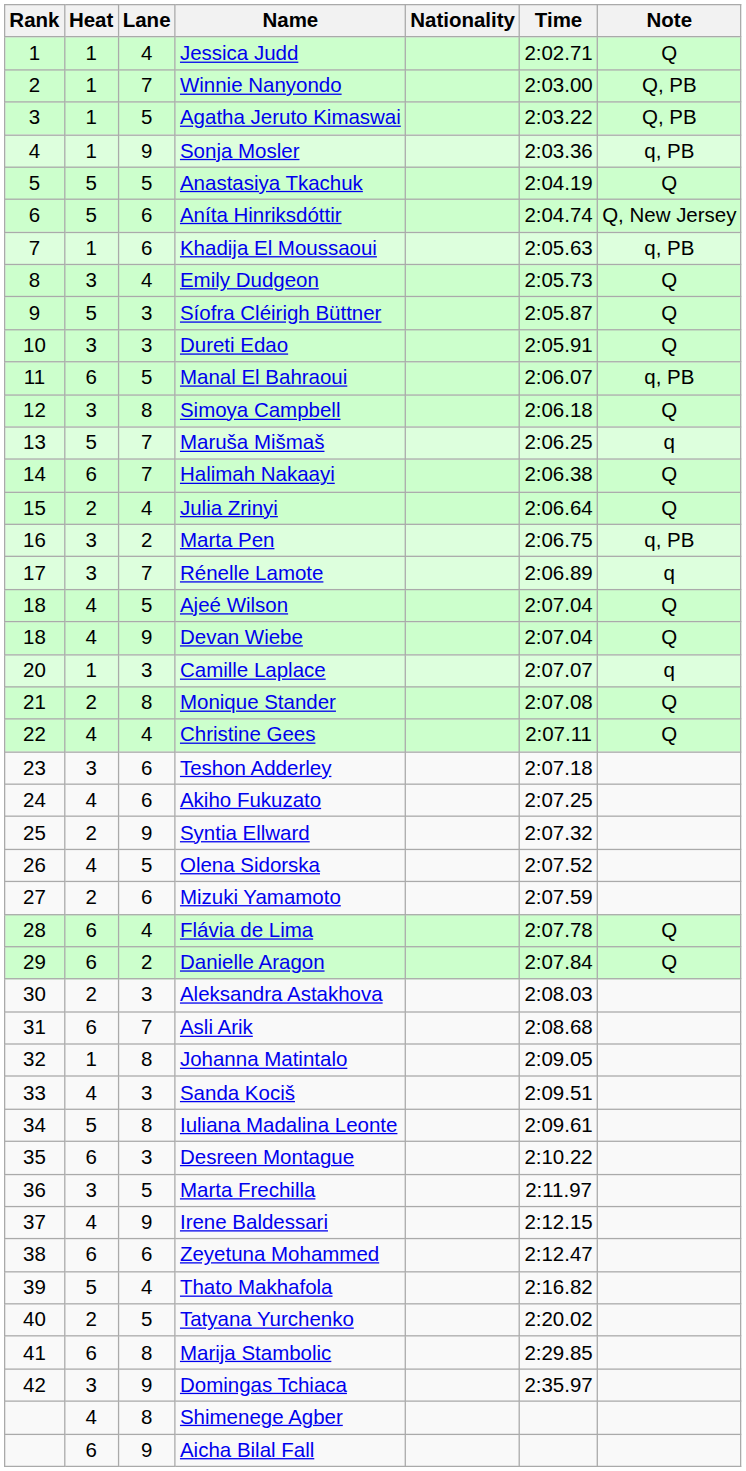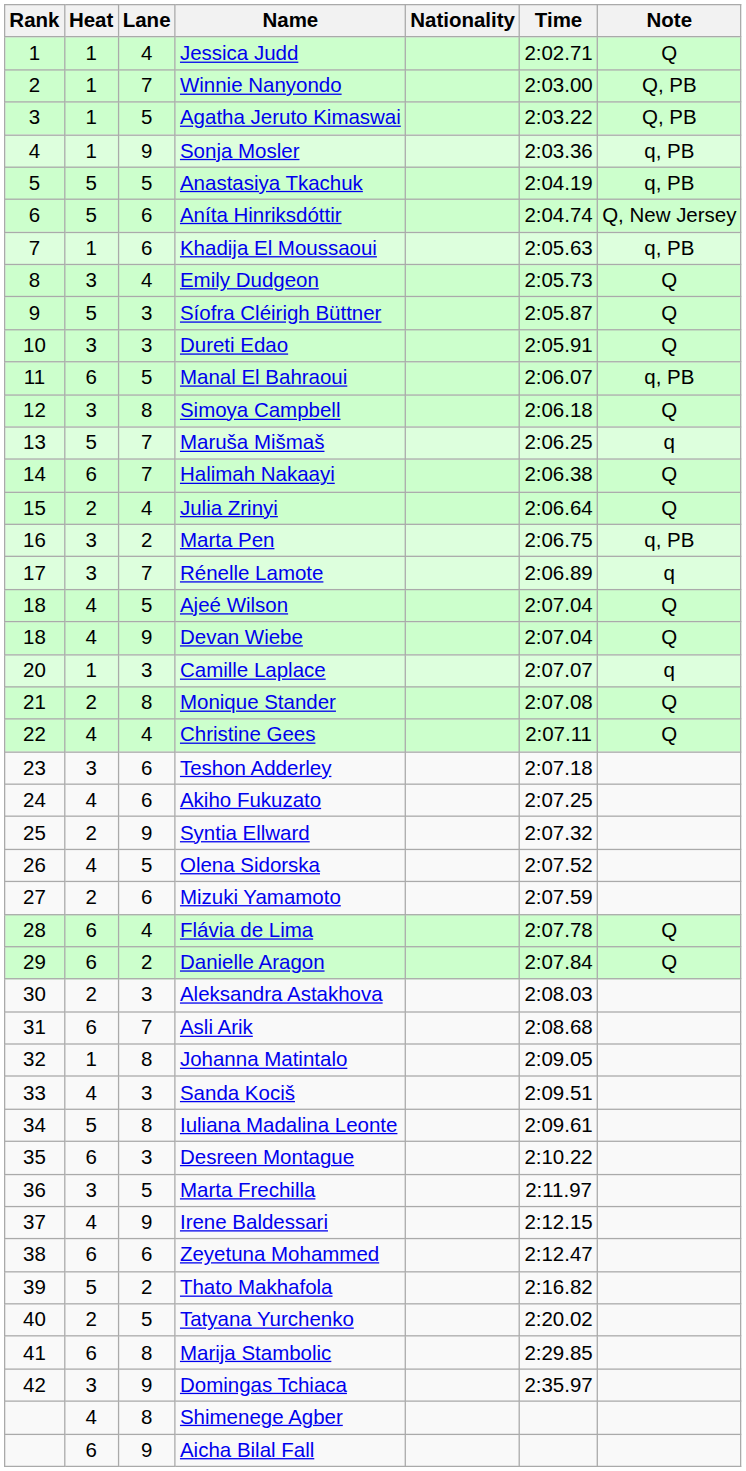(669, 183) Q -> (669, 183) q, PB
(147, 1287) 4 -> (147, 1287) 2
